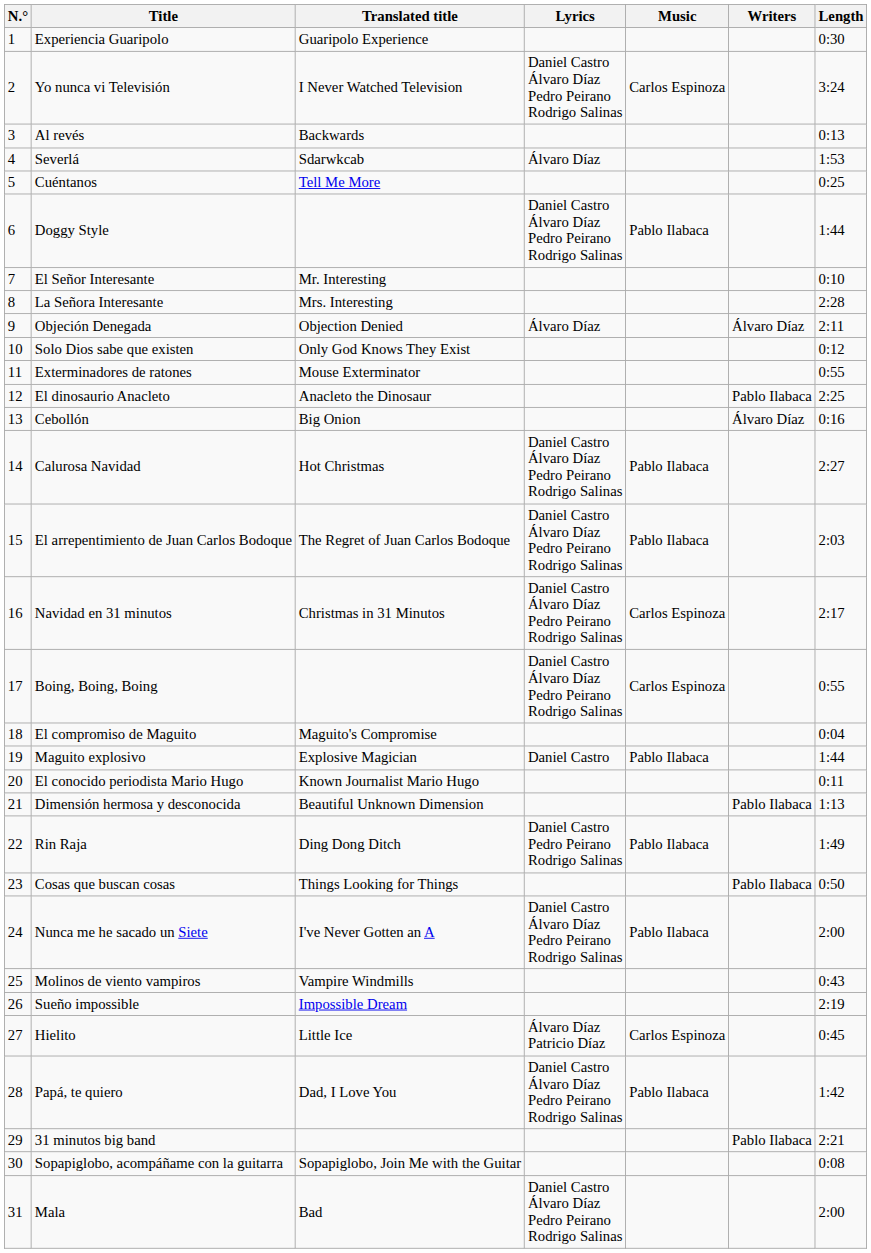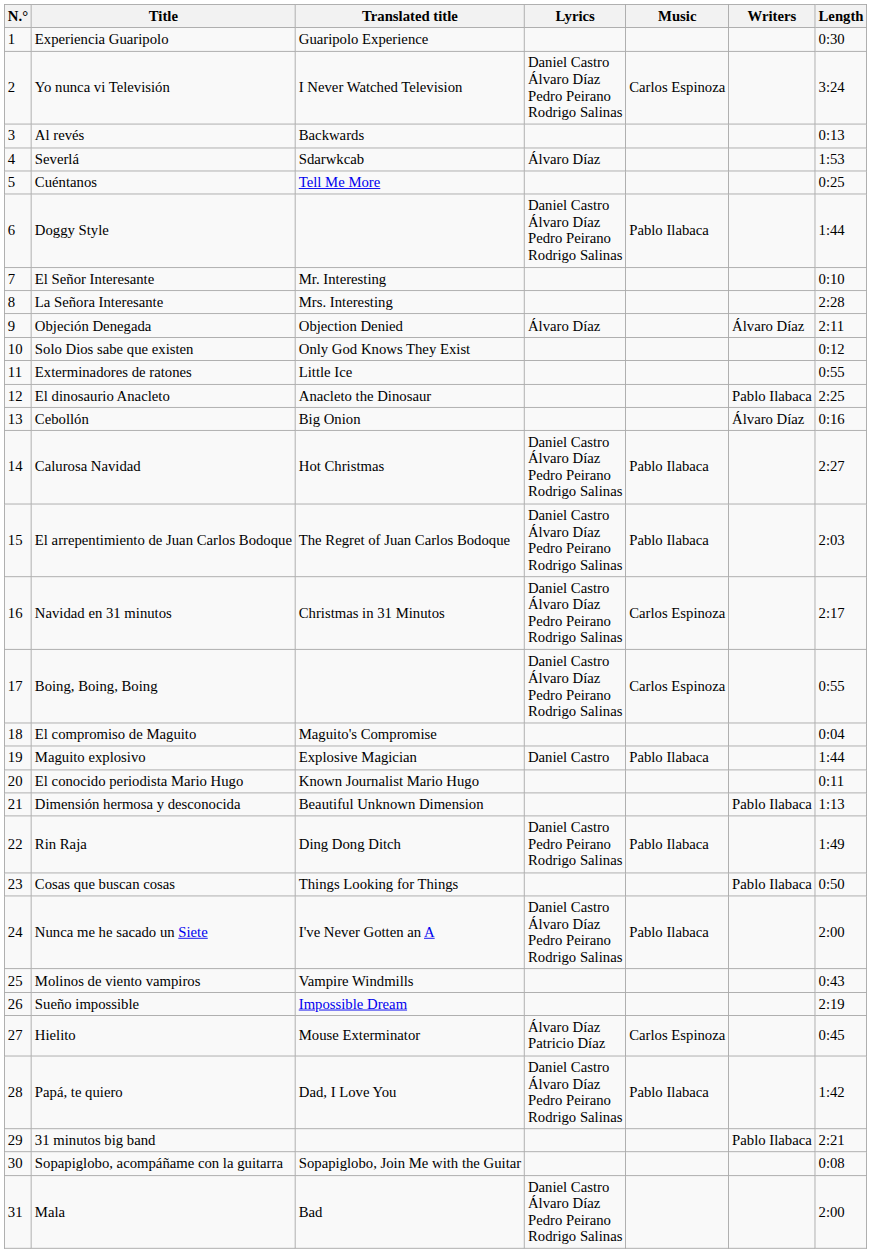(359, 372) Mouse Exterminator -> (326, 372) Little Ice
(326, 1035) Little Ice -> (359, 1035) Mouse Exterminator
